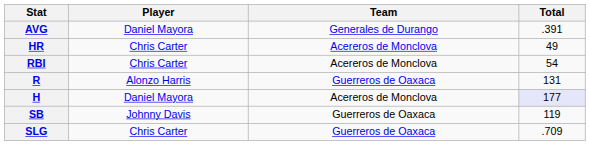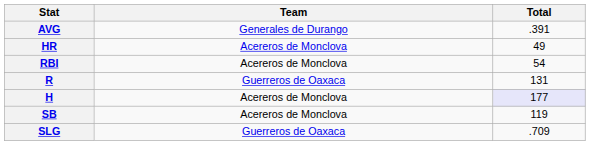- column: (158, 13)
(384, 115) Guerreros de Oaxaca -> (294, 115) Acereros de Monclova
